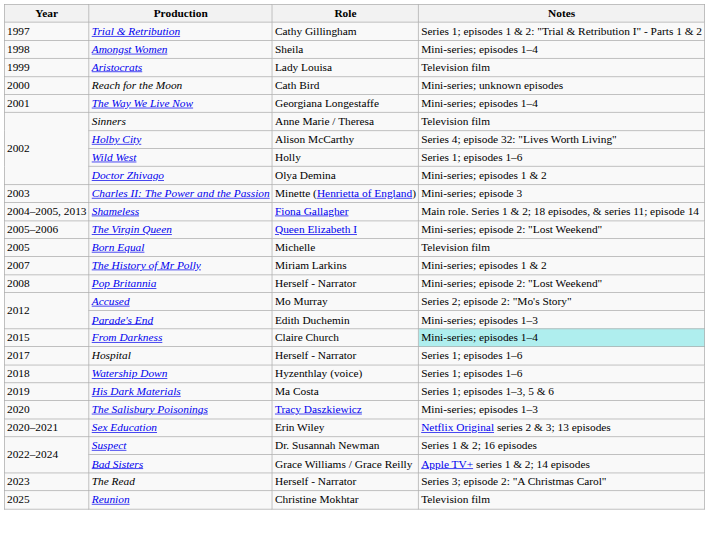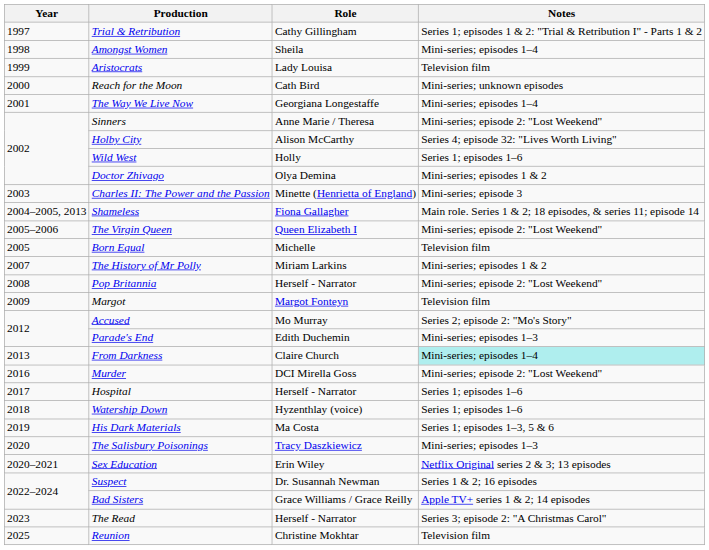(456, 121) Television film -> (512, 121) Mini-series; episode 2: "Lost Weekend"
+ row: (109, 301)
(18, 337) 2015 -> (18, 355) 2013
+ row: (109, 373)
